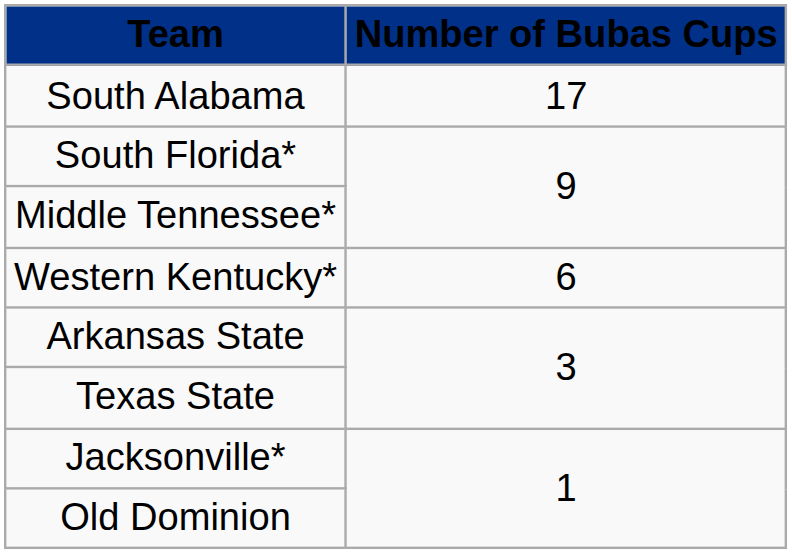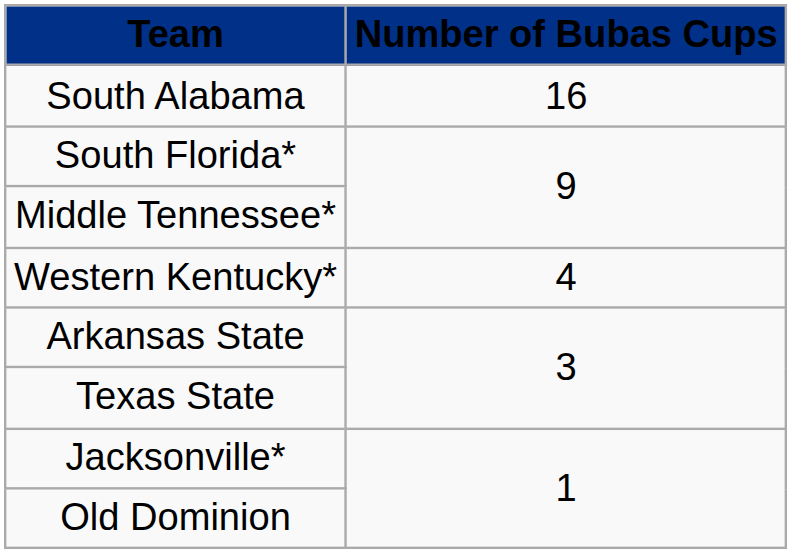(566, 95) 17 -> (566, 95) 16
(566, 276) 6 -> (566, 276) 4
